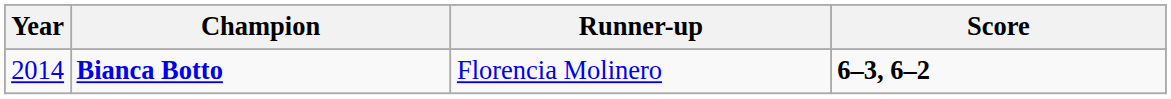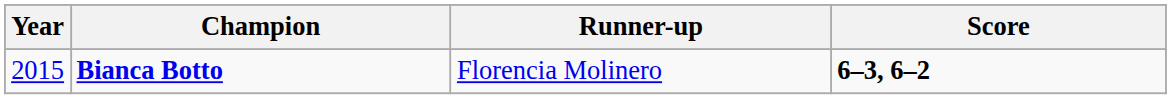(38, 70) 2014 -> (38, 70) 2015
